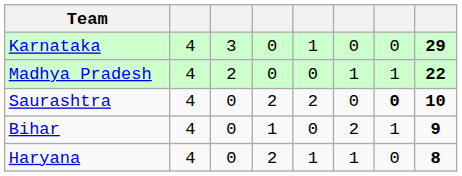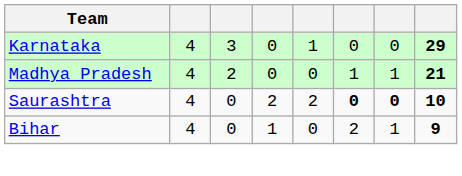(436, 74) 22 -> (436, 74) 21
(354, 102) normal -> (354, 102) bold
- row: (44, 157)
